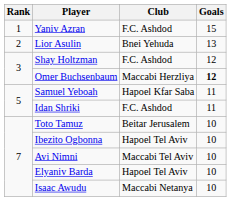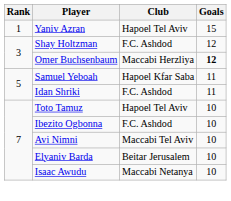(147, 28) F.C. Ashdod -> (155, 28) Hapoel Tel Aviv
- row: (58, 44)
(156, 124) Beitar Jerusalem -> (155, 108) Hapoel Tel Aviv
(155, 140) Hapoel Tel Aviv -> (147, 124) F.C. Ashdod
(155, 172) Hapoel Tel Aviv -> (156, 156) Beitar Jerusalem
